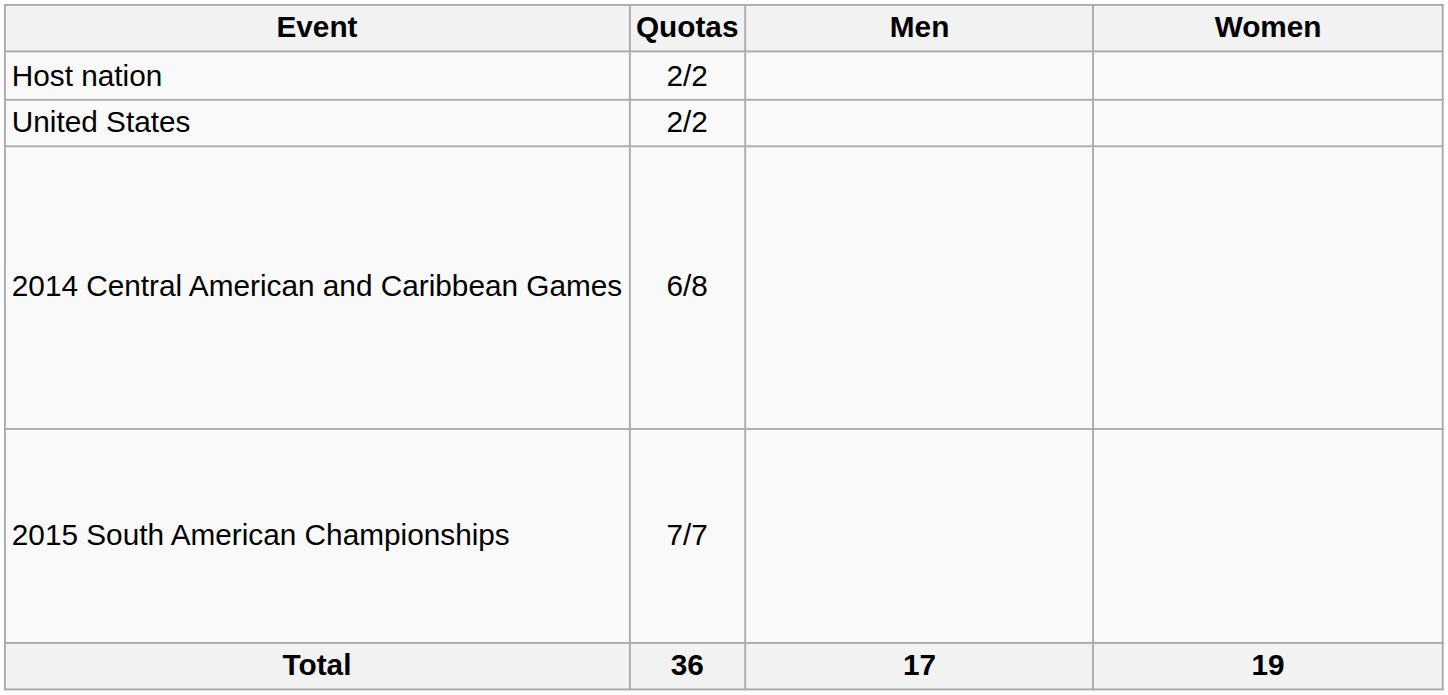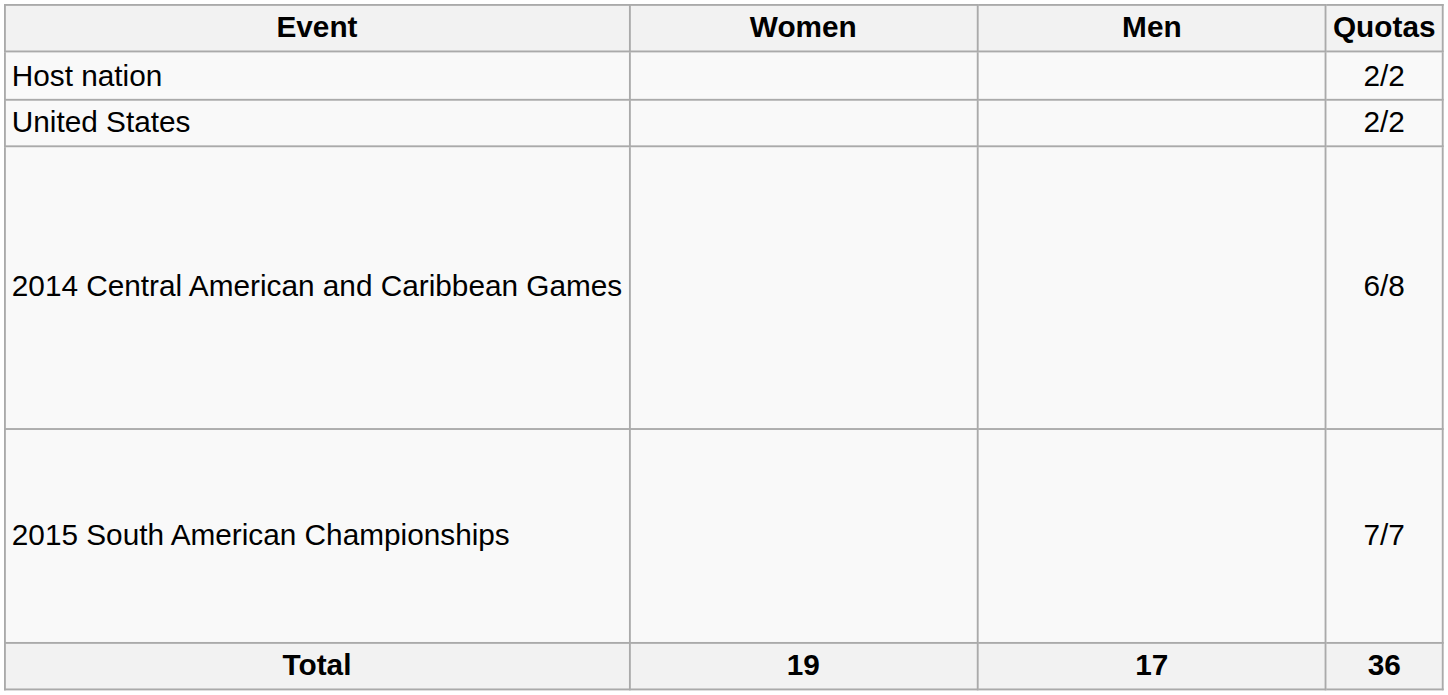columns swapped: (687, 28) <-> (1268, 28)
